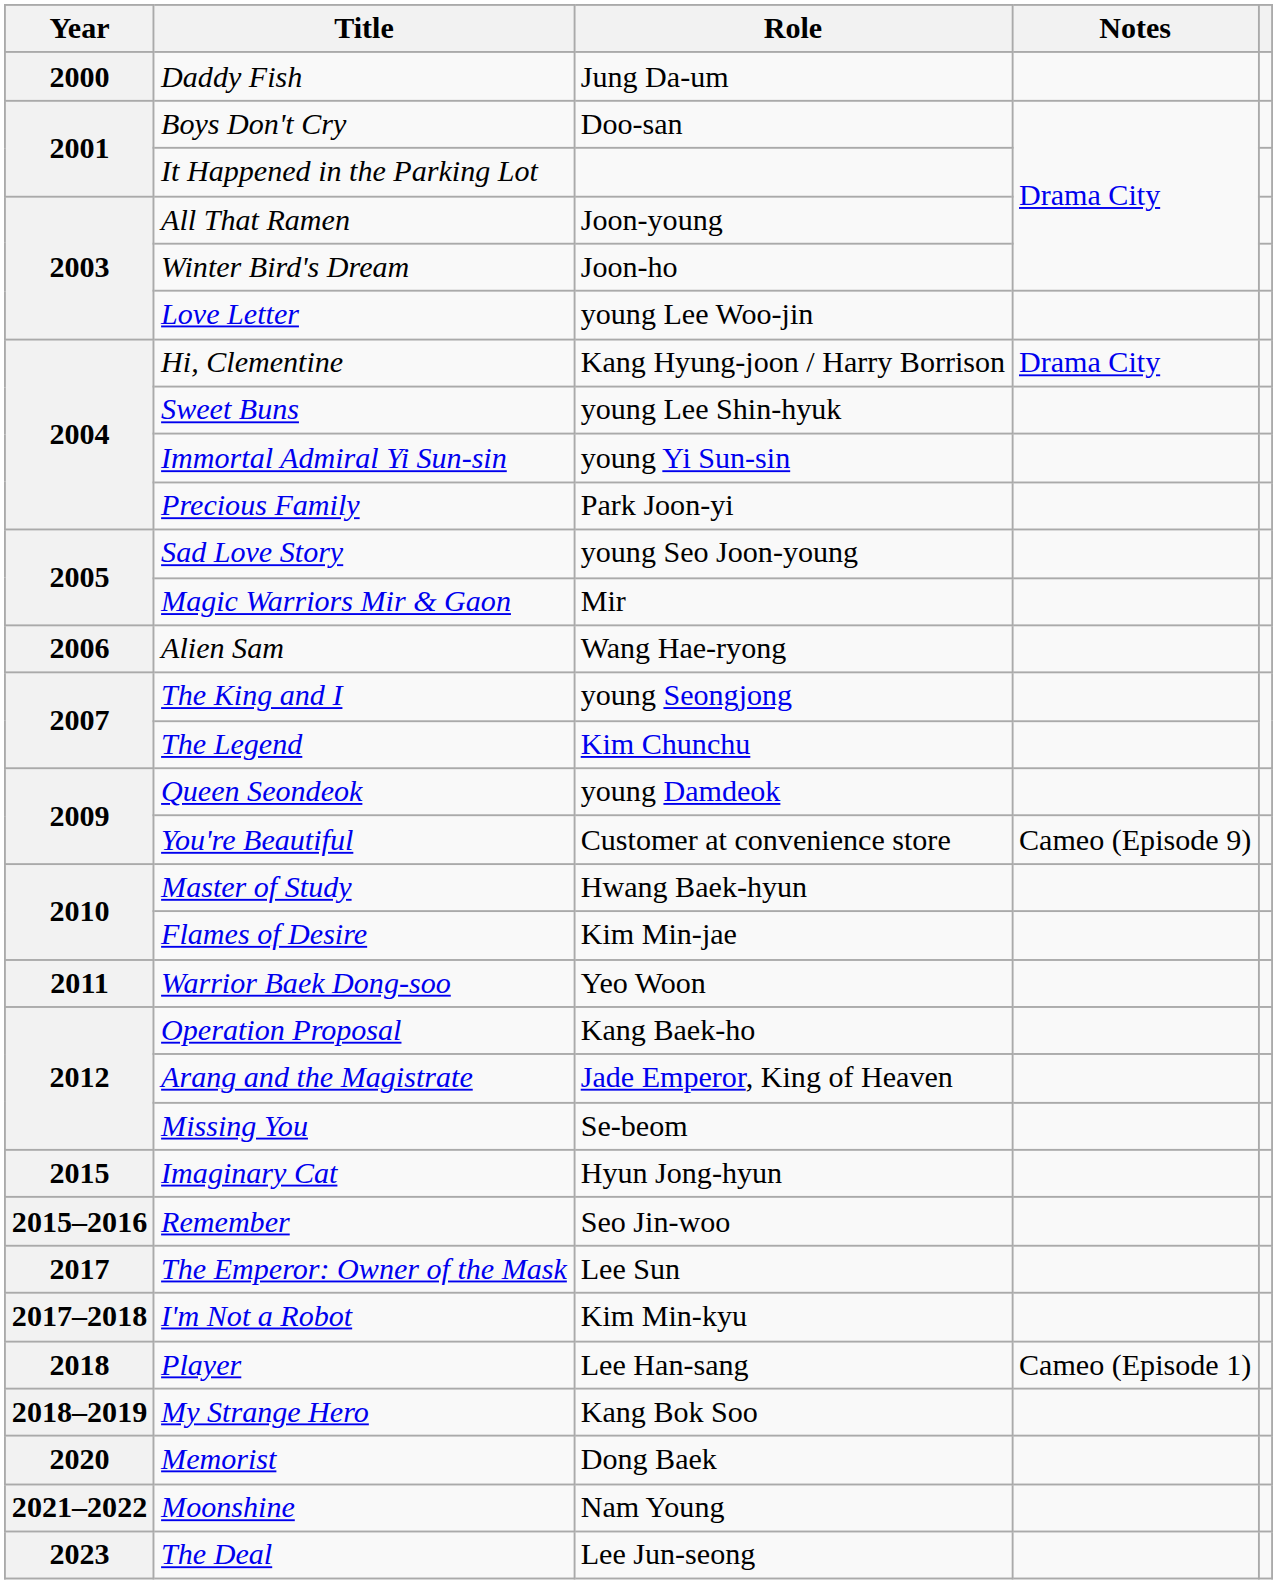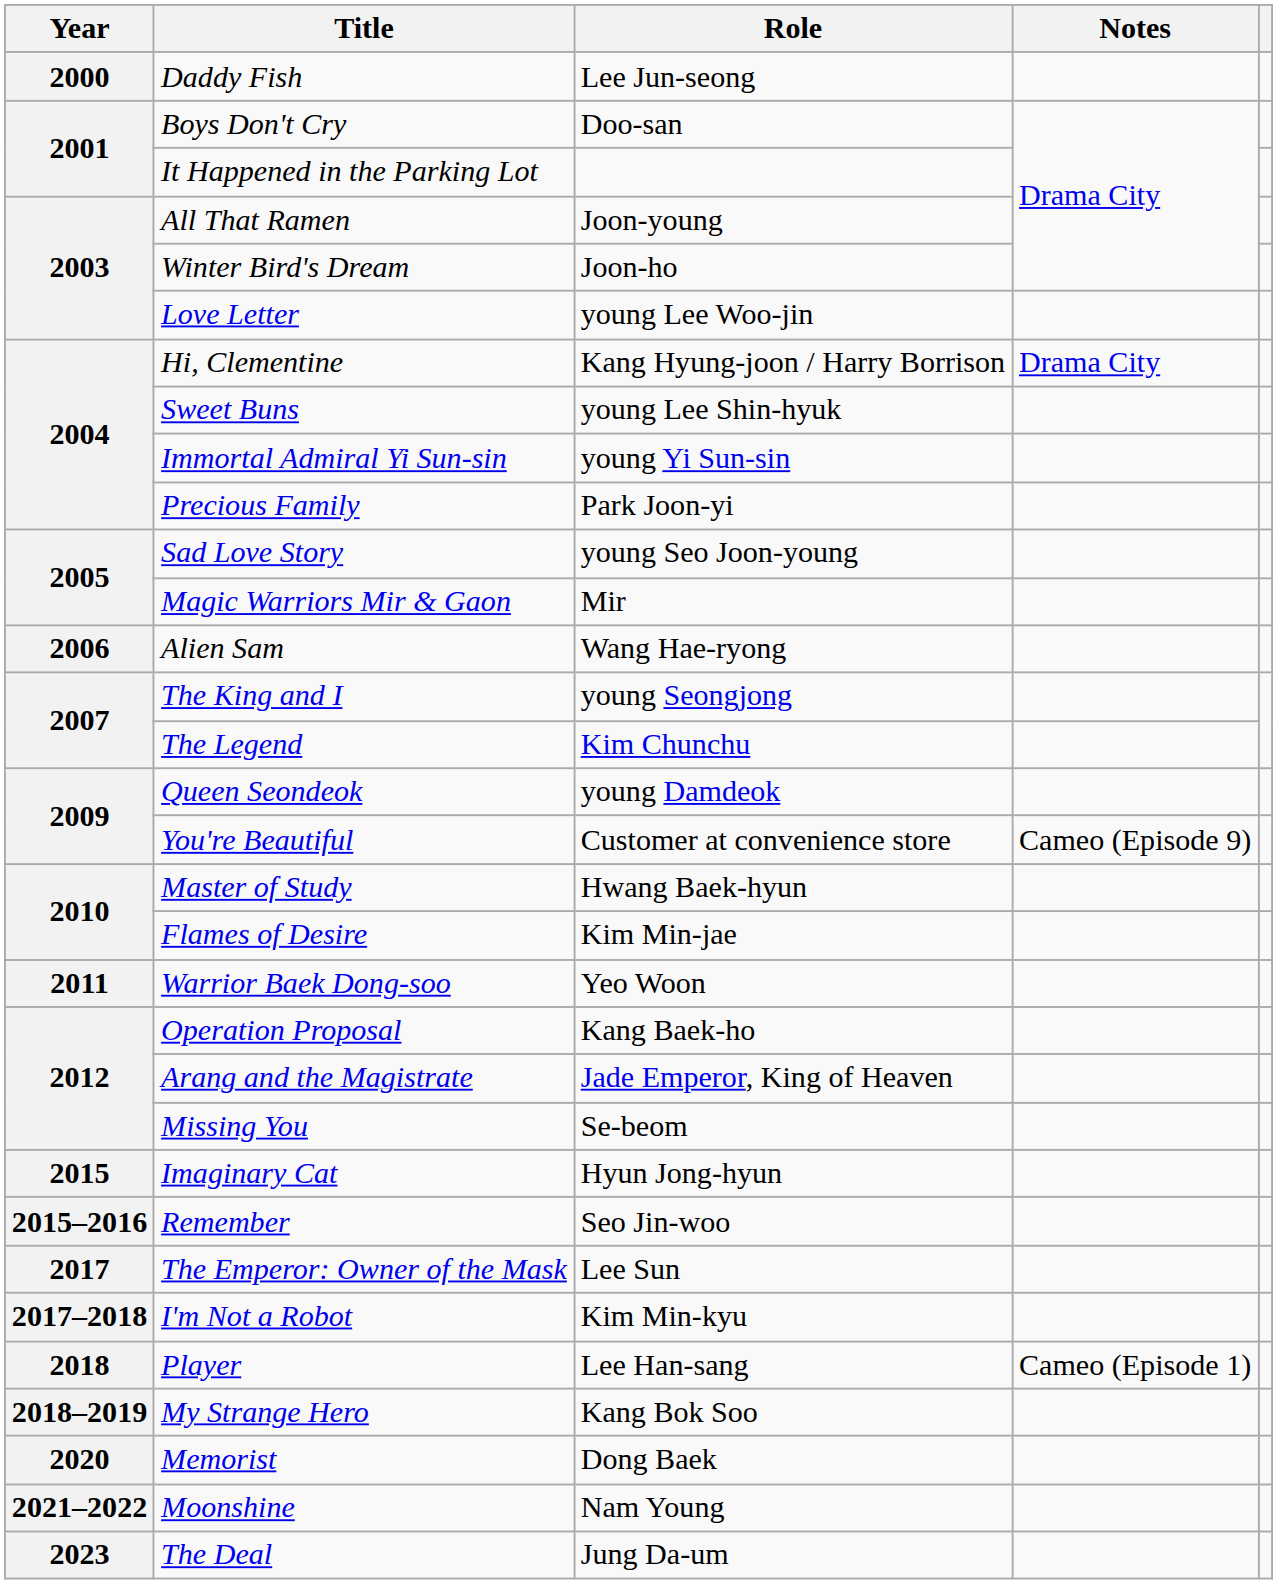(655, 76) Jung Da-um -> (668, 76) Lee Jun-seong
(668, 1554) Lee Jun-seong -> (655, 1554) Jung Da-um
